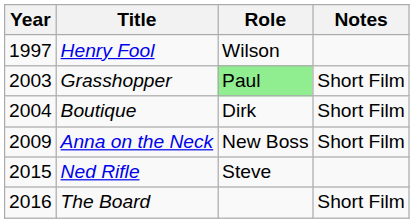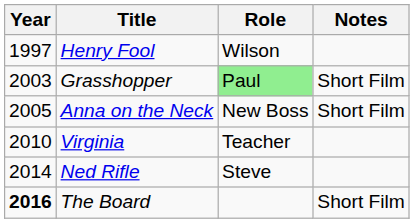- row: (98, 111)
(30, 141) 2009 -> (30, 111) 2005
+ row: (92, 141)
(30, 171) 2015 -> (30, 171) 2014
(30, 202) normal -> (30, 202) bold
